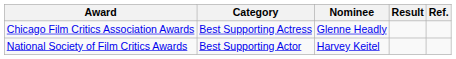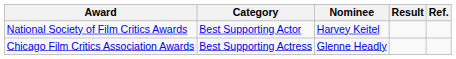rows swapped: (101, 29) <-> (97, 46)
